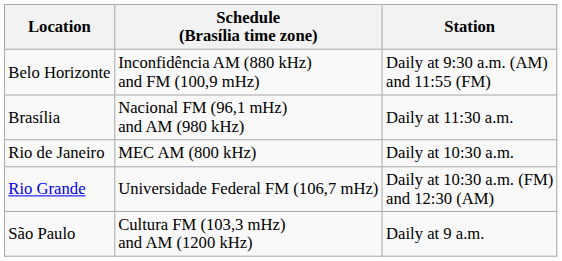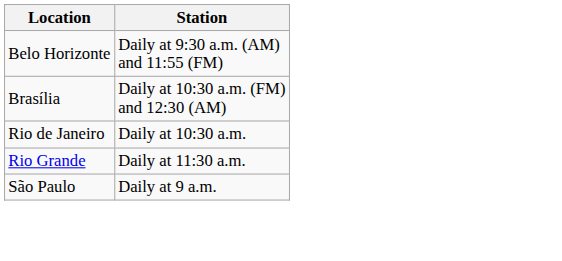- column: (248, 27)
(450, 117) Daily at 11:30 a.m. -> (202, 98) Daily at 10:30 a.m. (FM) and 12:30 (AM)
(470, 188) Daily at 10:30 a.m. (FM) and 12:30 (AM) -> (182, 160) Daily at 11:30 a.m.
